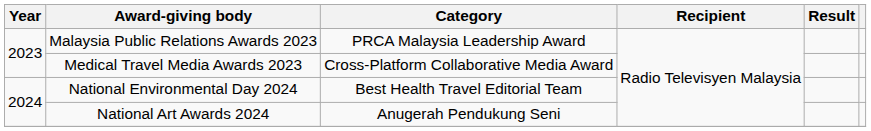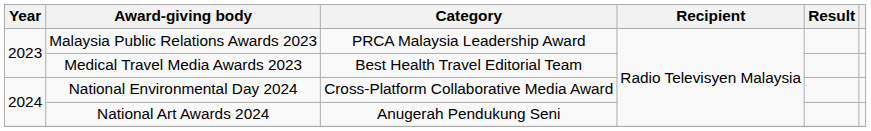(469, 65) Cross-Platform Collaborative Media Award -> (469, 65) Best Health Travel Editorial Team
(469, 89) Best Health Travel Editorial Team -> (469, 89) Cross-Platform Collaborative Media Award
